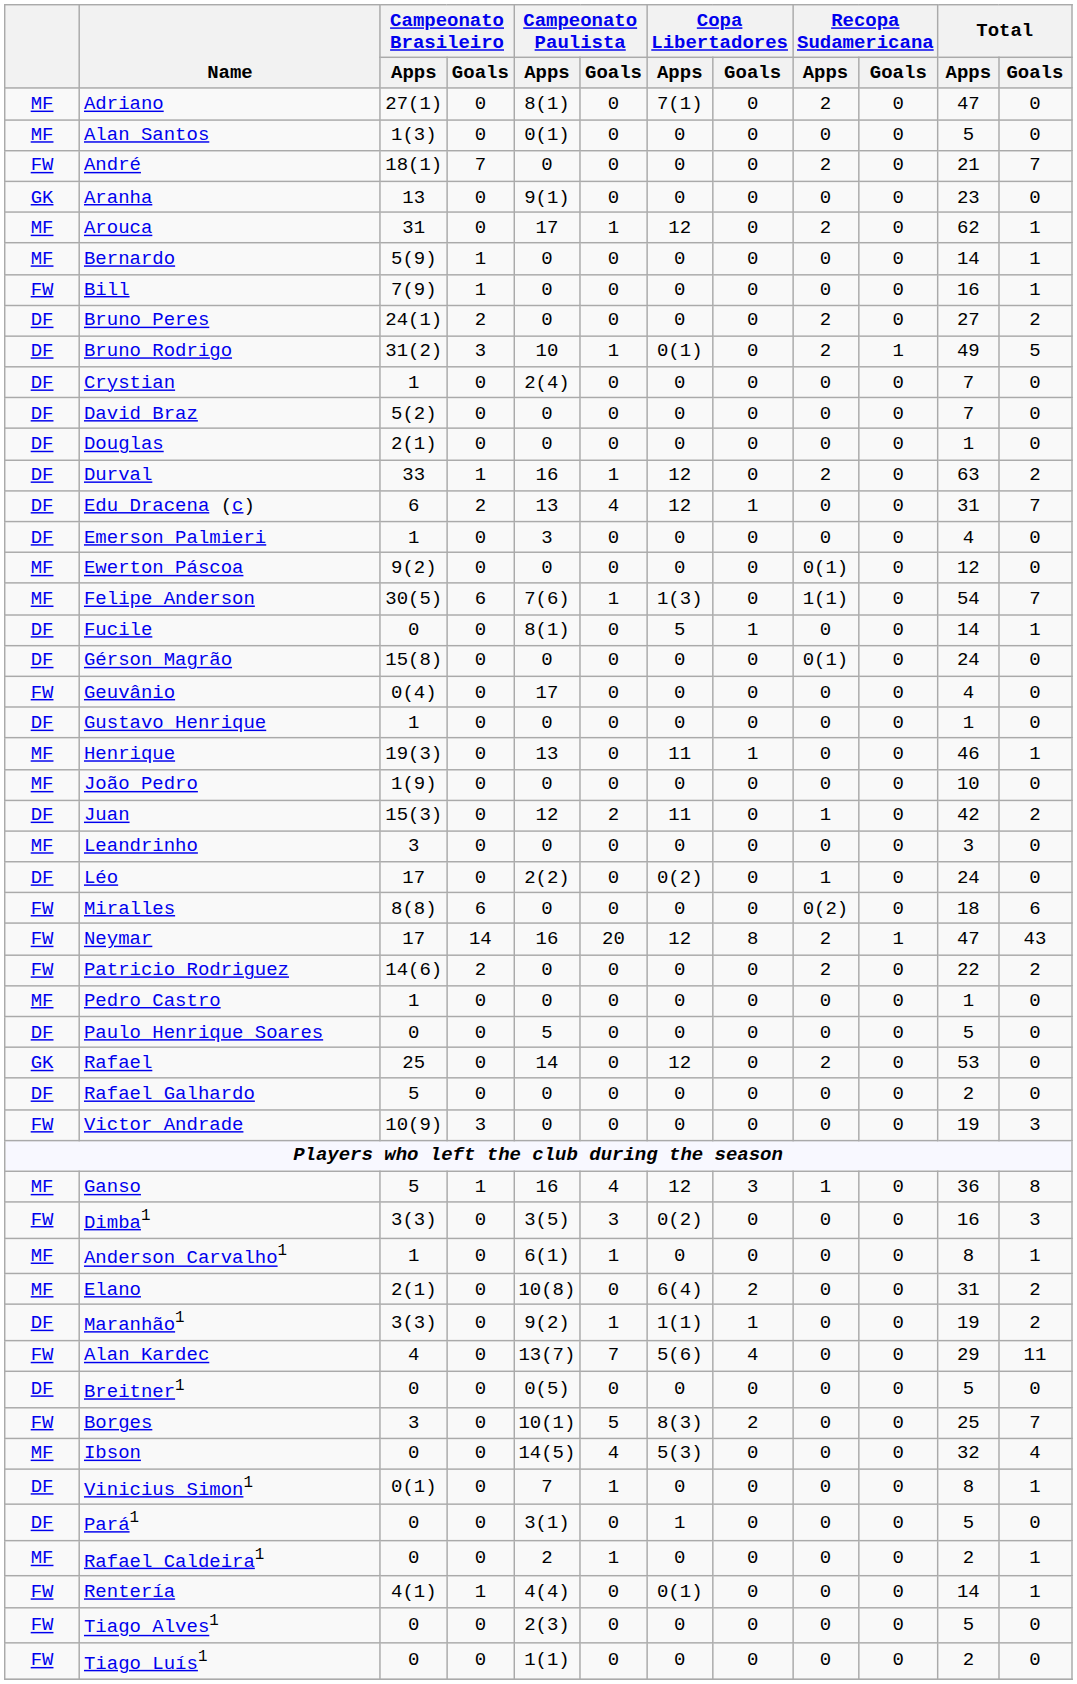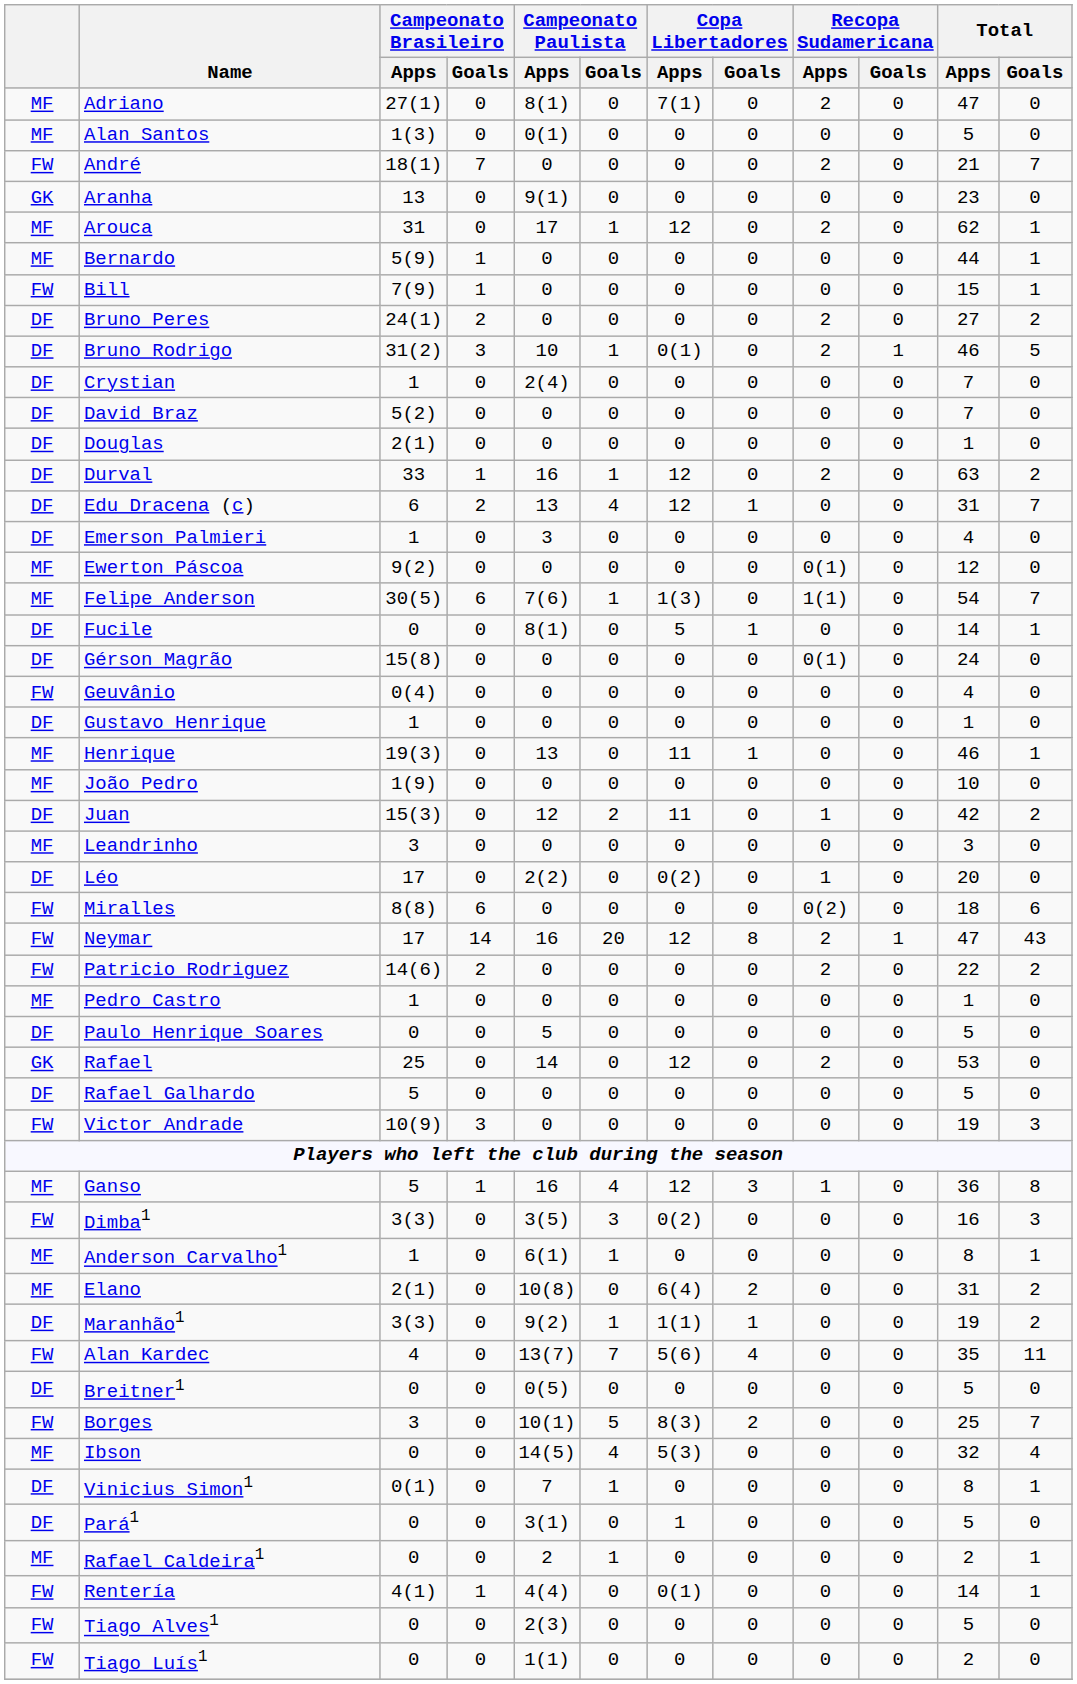(968, 259) 14 -> (968, 259) 44
(968, 290) 16 -> (968, 290) 15
(968, 351) 49 -> (968, 351) 46
(547, 692) 17 -> (547, 692) 0
(968, 877) 24 -> (968, 877) 20
(968, 1094) 2 -> (968, 1094) 5
(968, 1356) 29 -> (968, 1356) 35
